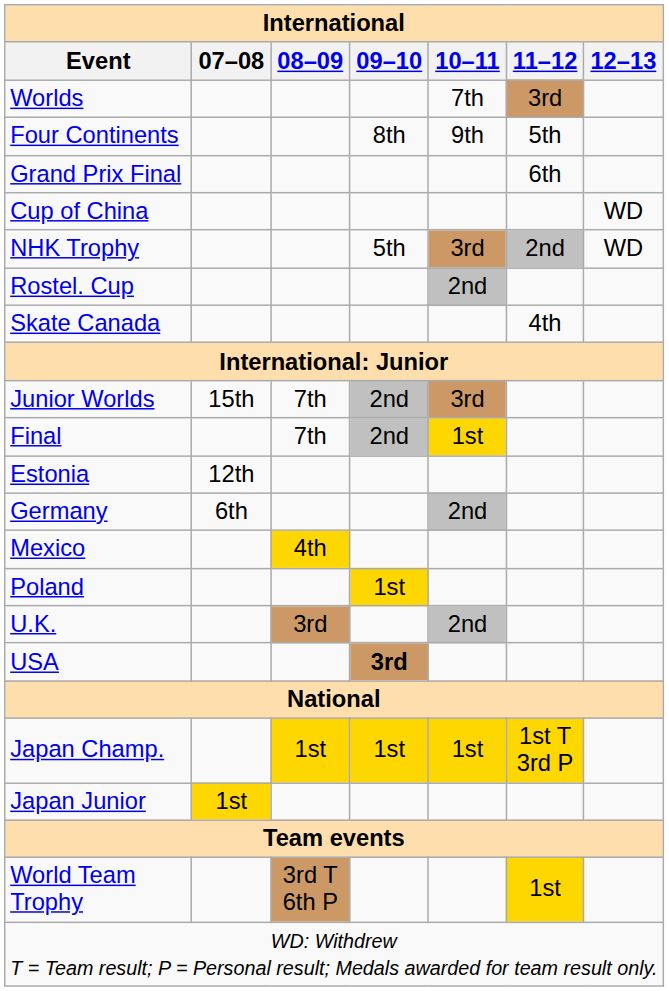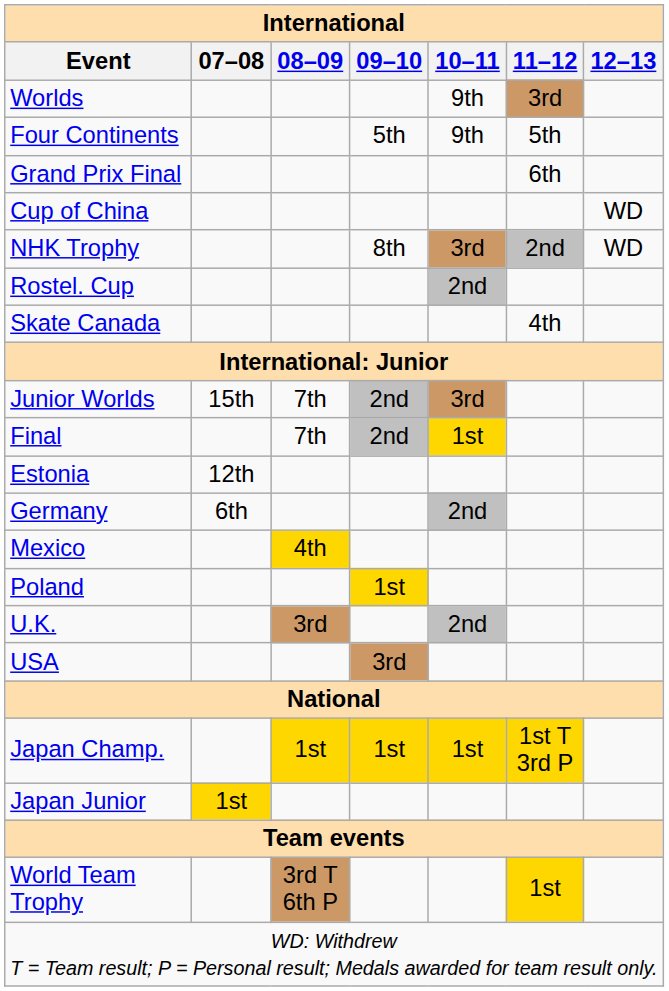(467, 98) 7th -> (467, 98) 9th
(389, 135) 8th -> (389, 135) 5th
(389, 248) 5th -> (389, 248) 8th
(389, 661) bold -> (389, 661) normal
